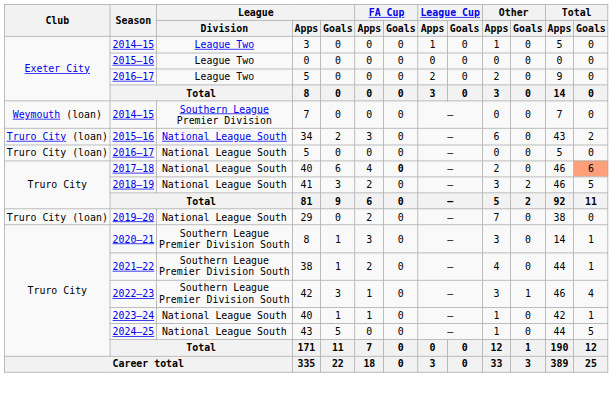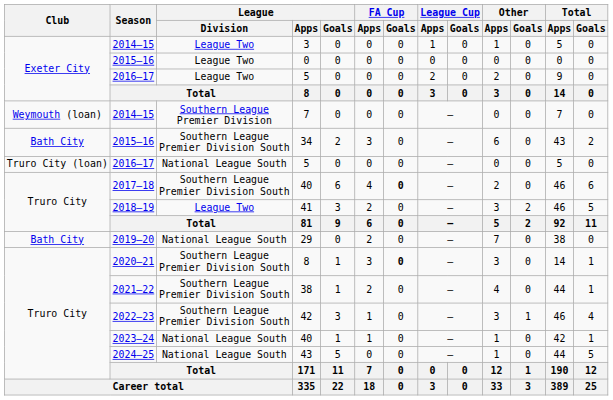(57, 137) Truro City (loan) -> (57, 142) Bath City
(224, 137) National League South -> (224, 142) Southern League Premier Division South
(224, 169) National League South -> (224, 186) Southern League Premier Division South
(591, 169) lightsalmon background -> (591, 186) no background
(224, 185) National League South -> (224, 208) League Two
(57, 217) Truro City (loan) -> (57, 240) Bath City
(401, 239) normal -> (401, 262) bold
